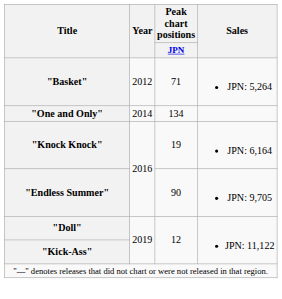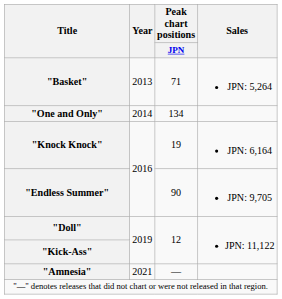(142, 81) 2012 -> (142, 81) 2013
+ row: (67, 272)
